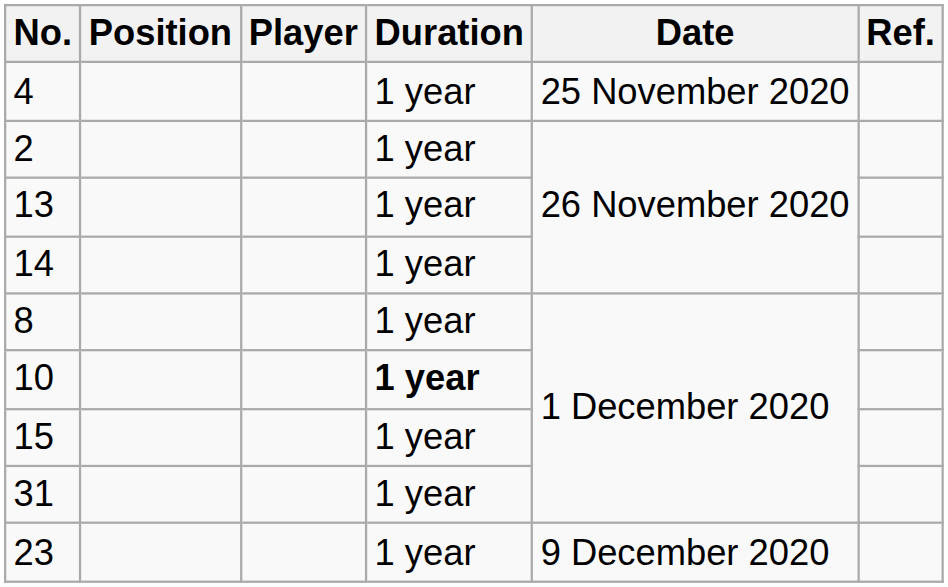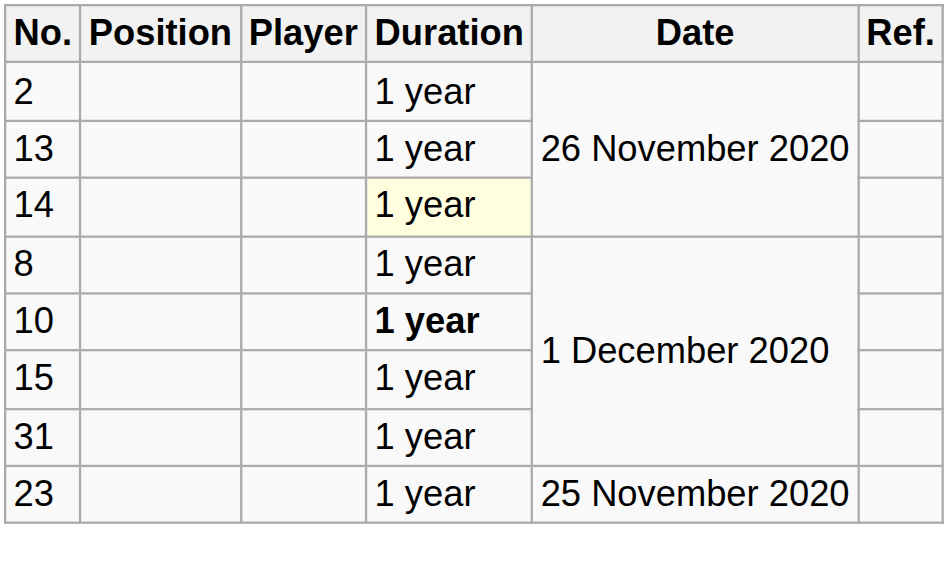- row: (24, 90)
(425, 263) no background -> (425, 206) lightyellow background
(685, 551) 9 December 2020 -> (695, 494) 25 November 2020
